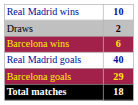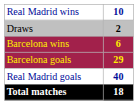rows swapped: (44, 60) <-> (39, 76)
